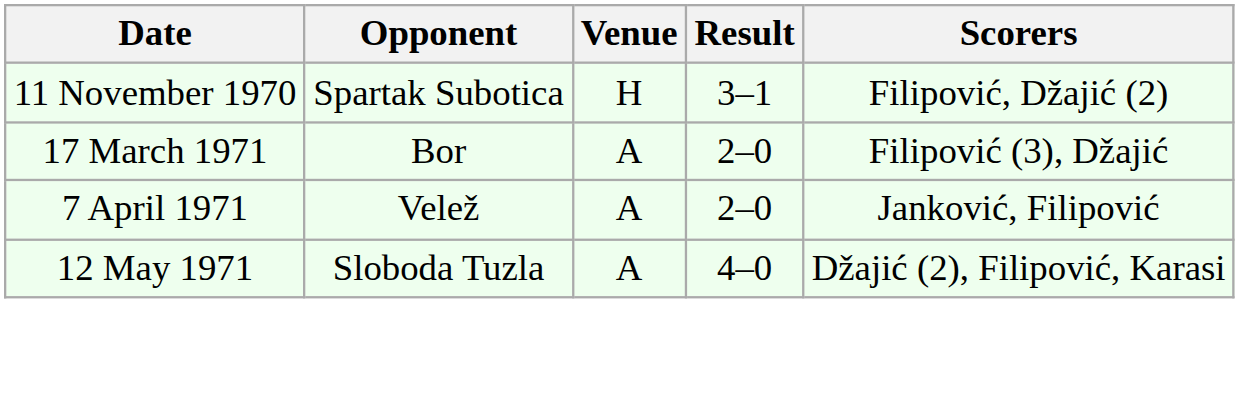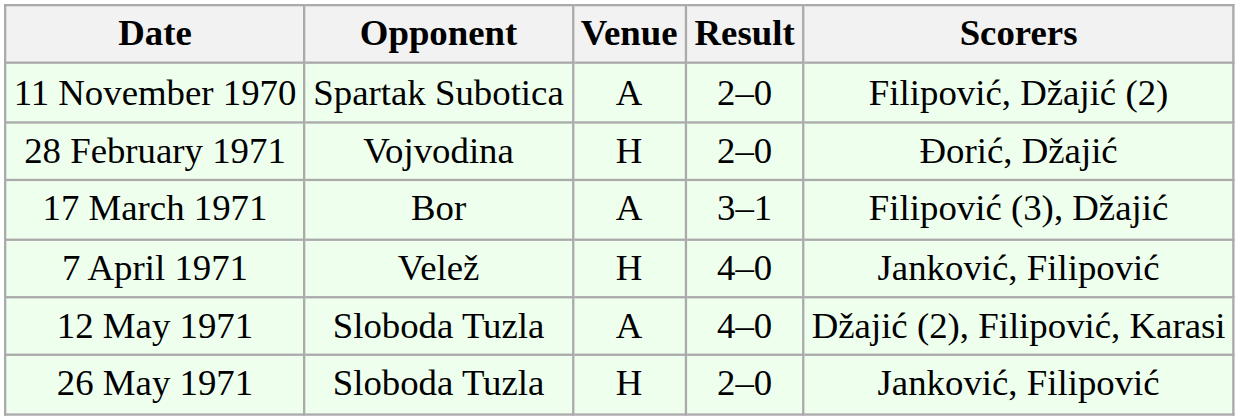(629, 92) H -> (629, 92) A
(745, 92) 3–1 -> (745, 92) 2–0
+ row: (155, 150)
(745, 150) 2–0 -> (745, 208) 3–1
(629, 208) A -> (629, 267) H
(745, 208) 2–0 -> (745, 267) 4–0
+ row: (155, 383)
